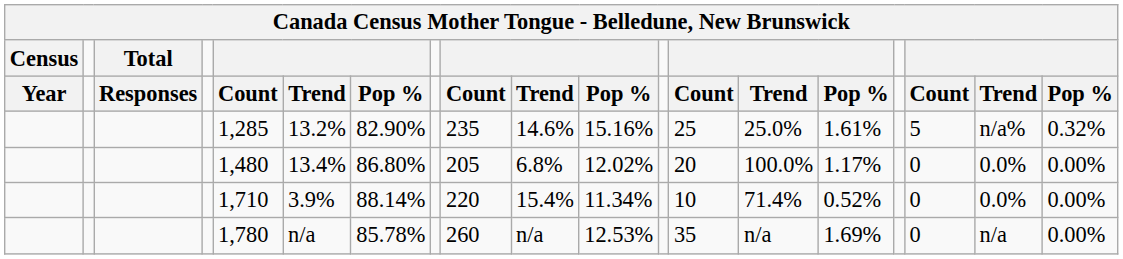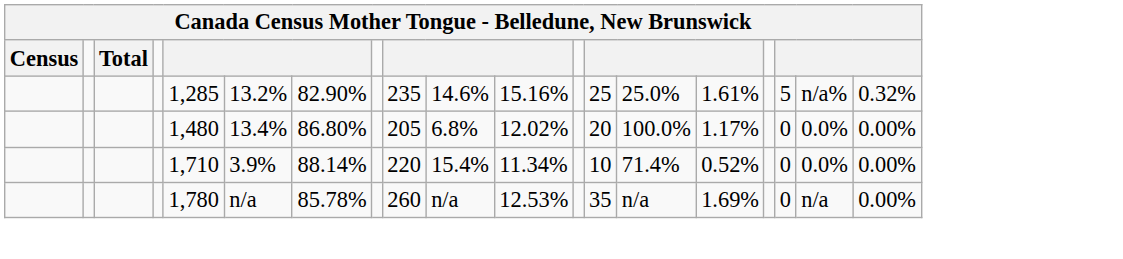- row: (44, 93)
